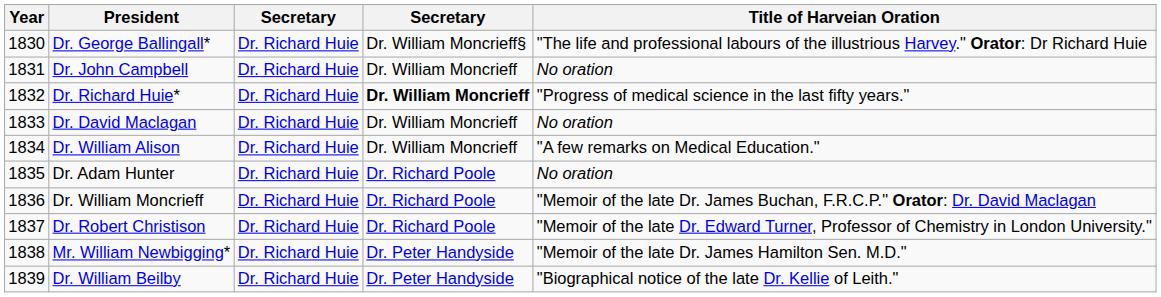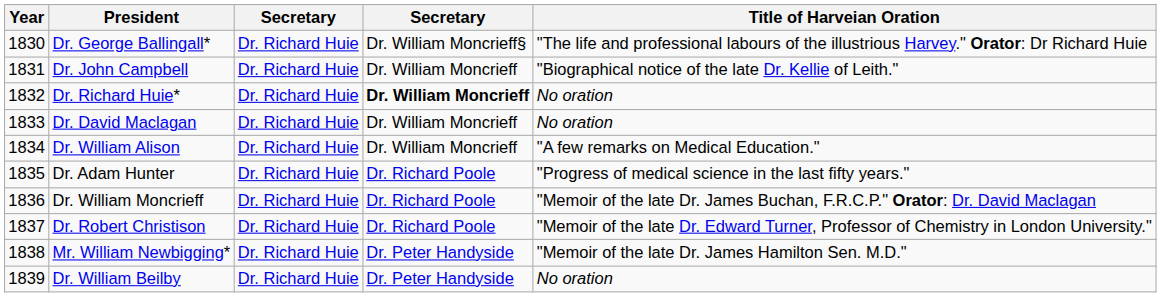(575, 69) No oration -> (718, 69) "Biographical notice of the late Dr. Kellie of Leith."
(723, 95) "Progress of medical science in the last fifty years." -> (575, 95) No oration
(575, 174) No oration -> (723, 174) "Progress of medical science in the last fifty years."
(718, 278) "Biographical notice of the late Dr. Kellie of Leith." -> (575, 278) No oration
